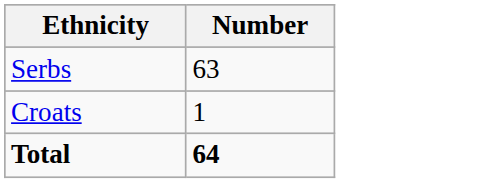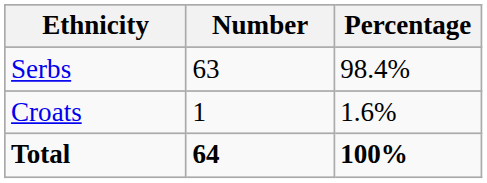+ column: (408, 25)
